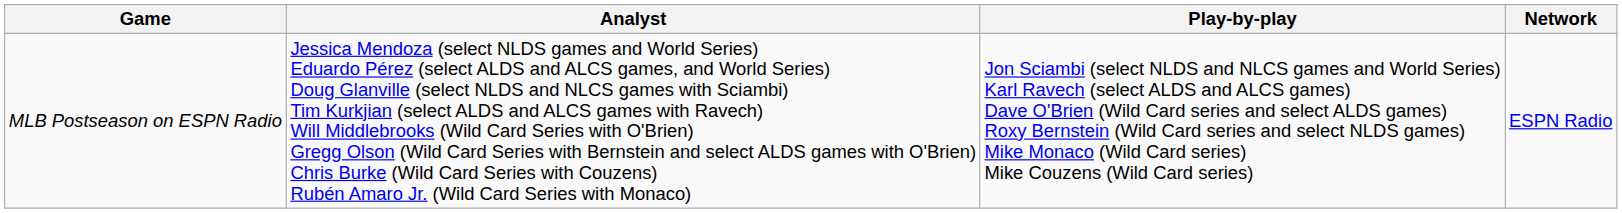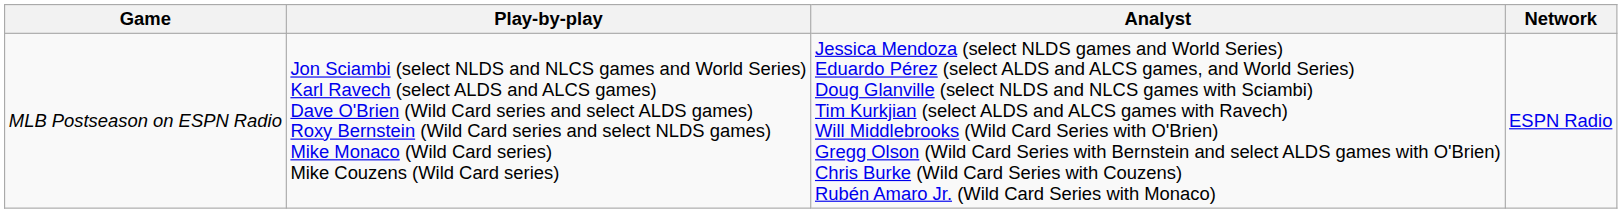columns swapped: (1243, 19) <-> (633, 19)
